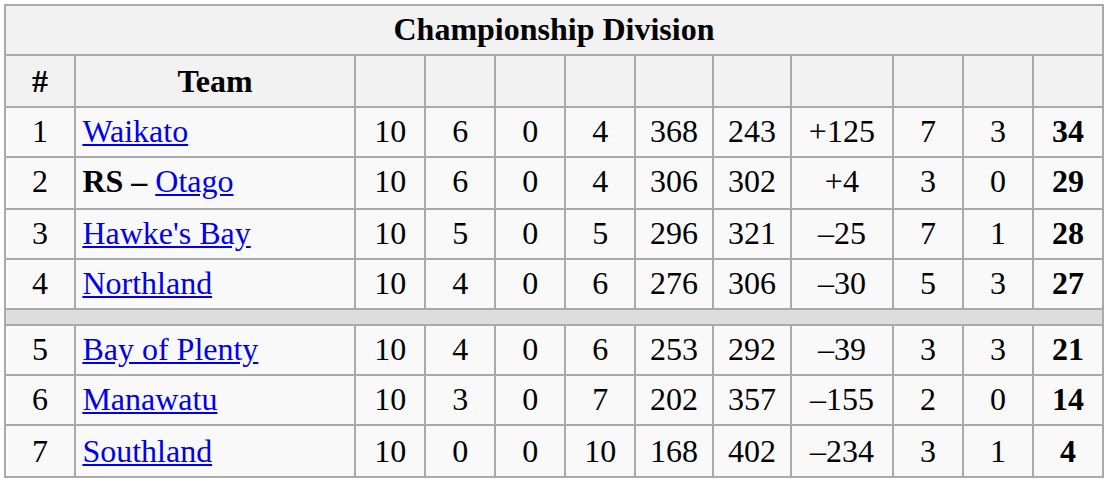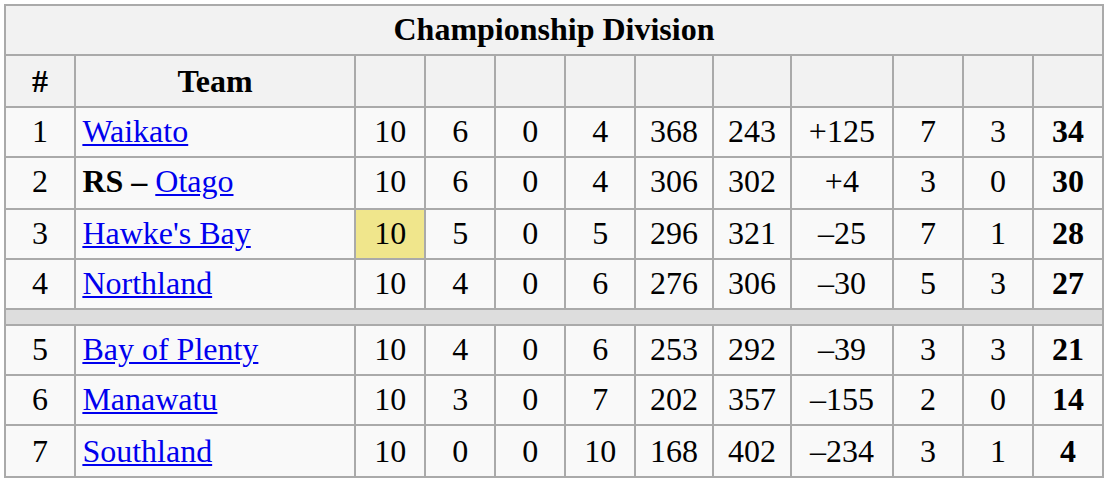(1068, 182) 29 -> (1068, 182) 30
(390, 232) no background -> (390, 232) khaki background
